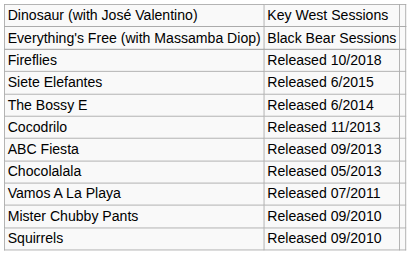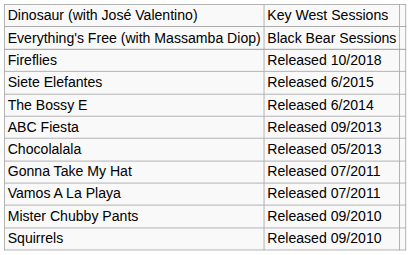- row: (37, 127)
+ row: (70, 171)
